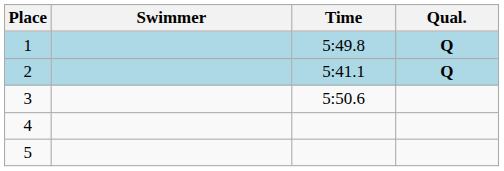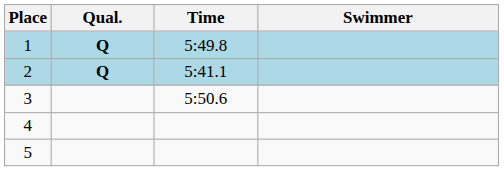columns swapped: (171, 17) <-> (447, 17)
